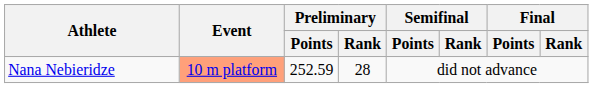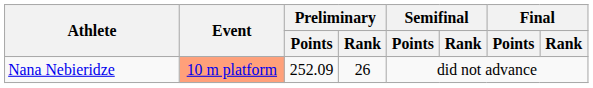(312, 69) 252.59 -> (312, 69) 252.09
(363, 69) 28 -> (363, 69) 26
